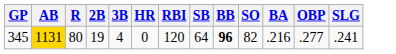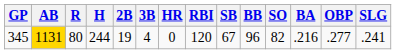+ column: (99, 15)
(201, 37) 64 -> (229, 37) 67
(226, 37) bold -> (253, 37) normal
